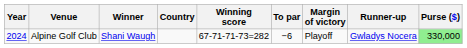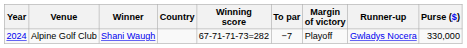(287, 36) −6 -> (287, 36) −7
(444, 36) lightgreen background -> (444, 36) no background
